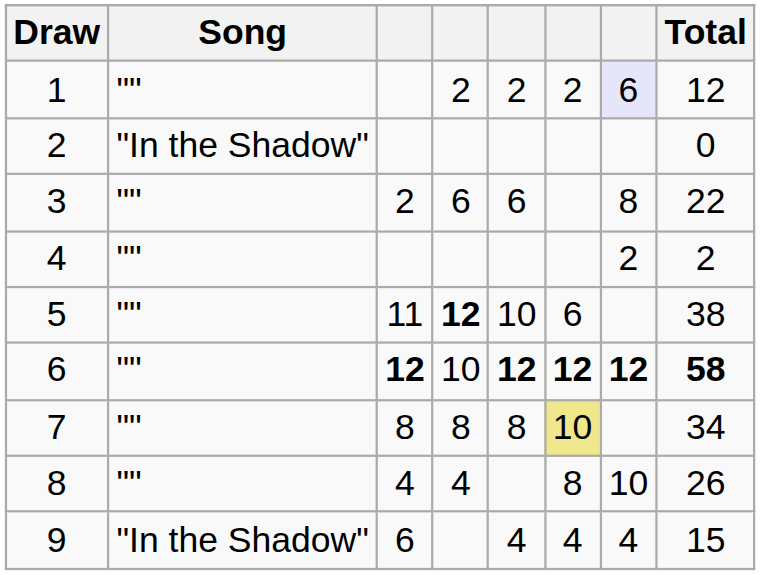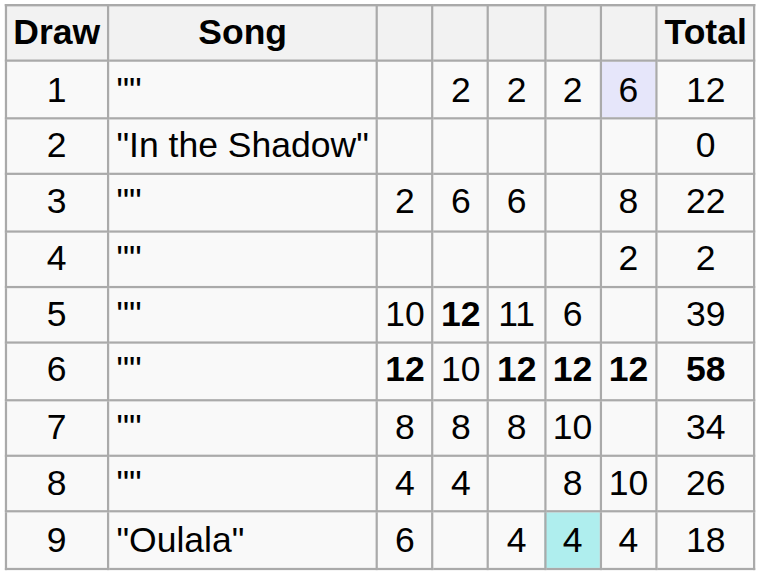(405, 314) 11 -> (405, 314) 10
(517, 314) 10 -> (517, 314) 11
(706, 314) 38 -> (706, 314) 39
(573, 426) khaki background -> (573, 426) no background
(243, 539) "In the Shadow" -> (180, 539) "Oulala"
(573, 539) no background -> (573, 539) paleturquoise background
(706, 539) 15 -> (706, 539) 18
